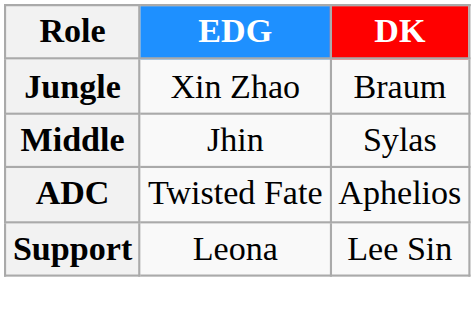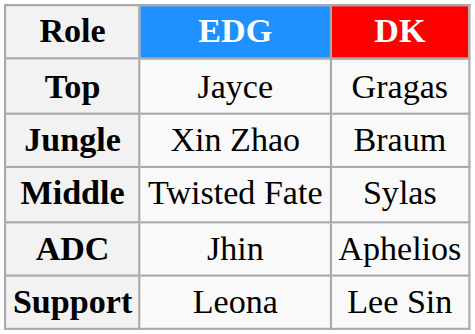+ row: (73, 85)
(235, 139) Jhin -> (235, 193) Twisted Fate
(235, 193) Twisted Fate -> (235, 247) Jhin
